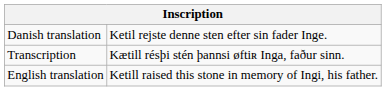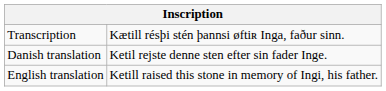rows swapped: (42, 55) <-> (54, 34)
